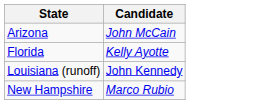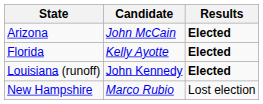+ column: (222, 14)
